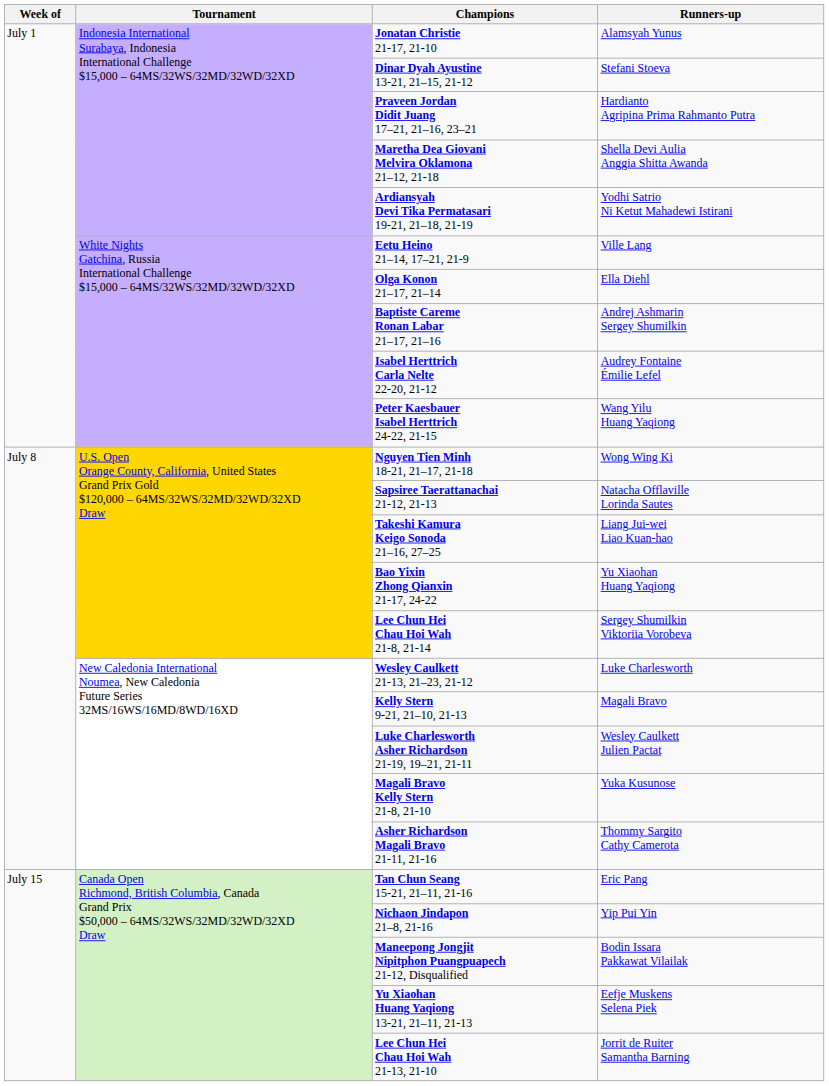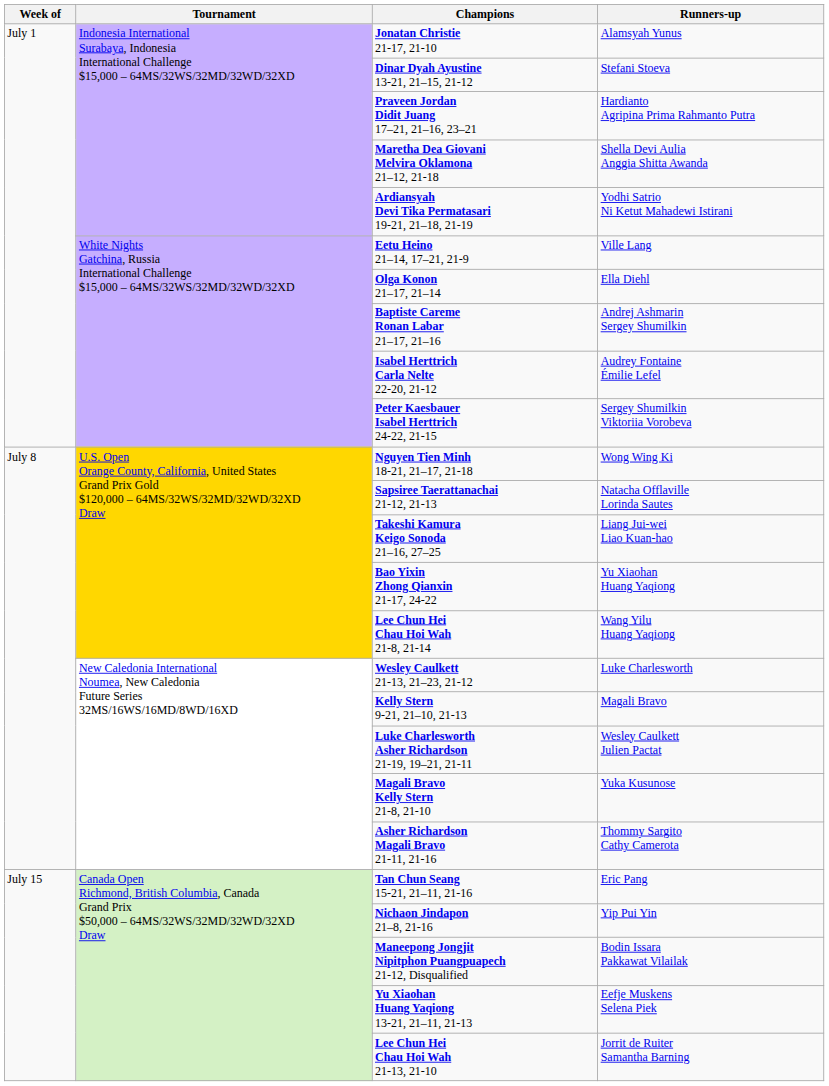(638, 415) Wang Yilu Huang Yaqiong -> (646, 415) Sergey Shumilkin Viktoriia Vorobeva
(646, 626) Sergey Shumilkin Viktoriia Vorobeva -> (638, 626) Wang Yilu Huang Yaqiong
